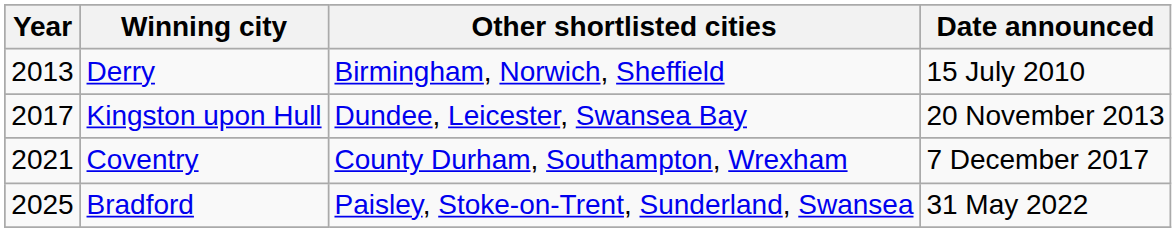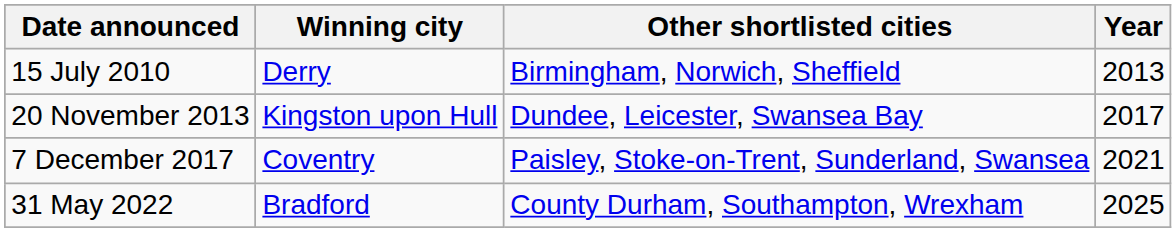columns swapped: (42, 26) <-> (1045, 26)
(591, 159) County Durham, Southampton, Wrexham -> (800, 159) Paisley, Stoke-on-Trent, Sunderland, Swansea
(624, 204) Paisley, Stoke-on-Trent, Sunderland, Swansea -> (767, 204) County Durham, Southampton, Wrexham
